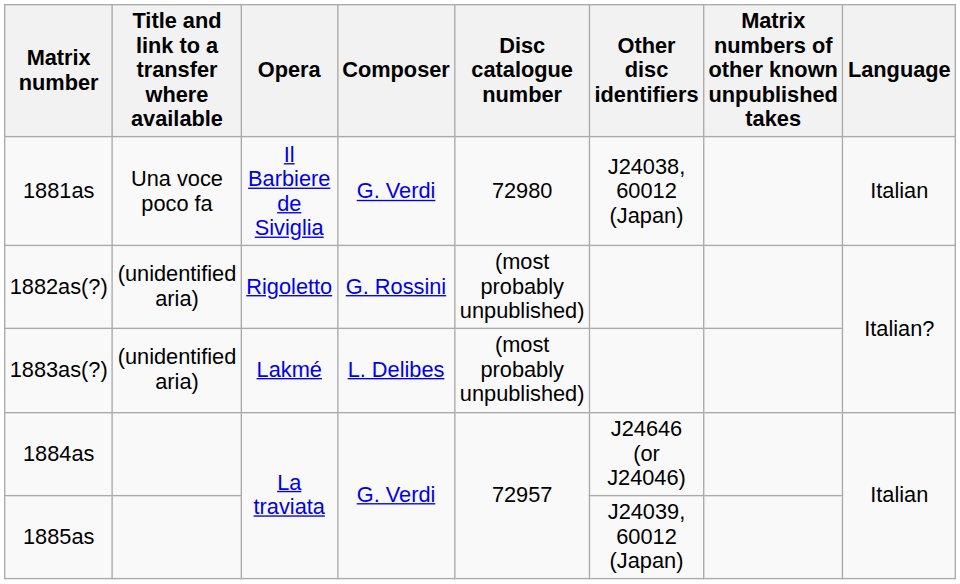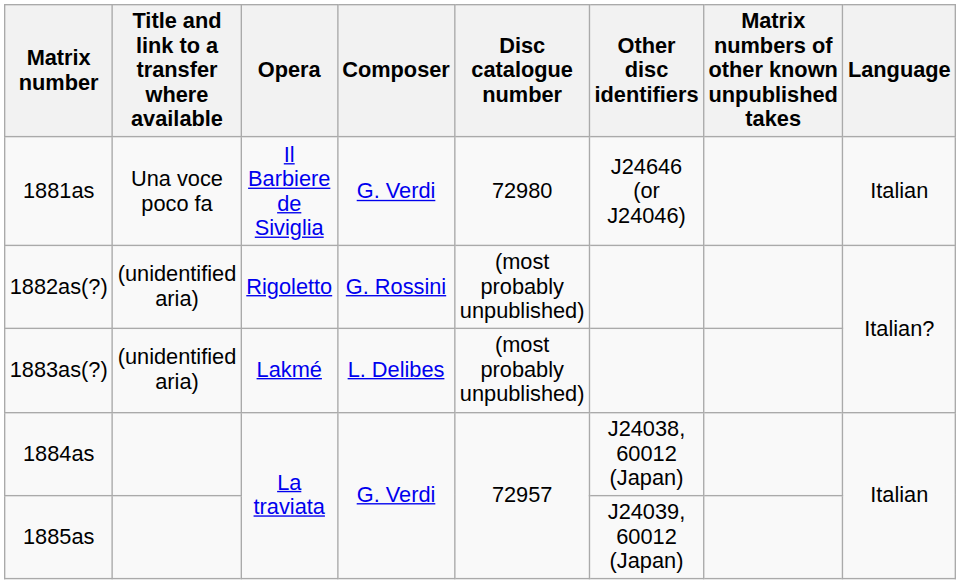(646, 190) J24038, 60012 (Japan) -> (646, 190) J24646 (or J24046)
(646, 453) J24646 (or J24046) -> (646, 453) J24038, 60012 (Japan)
